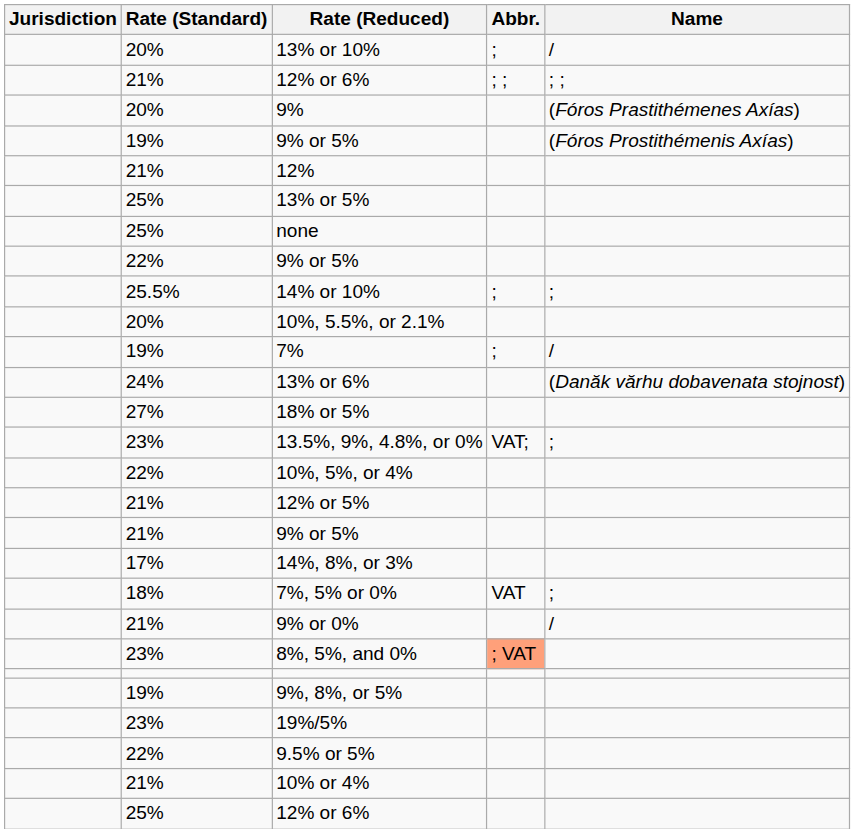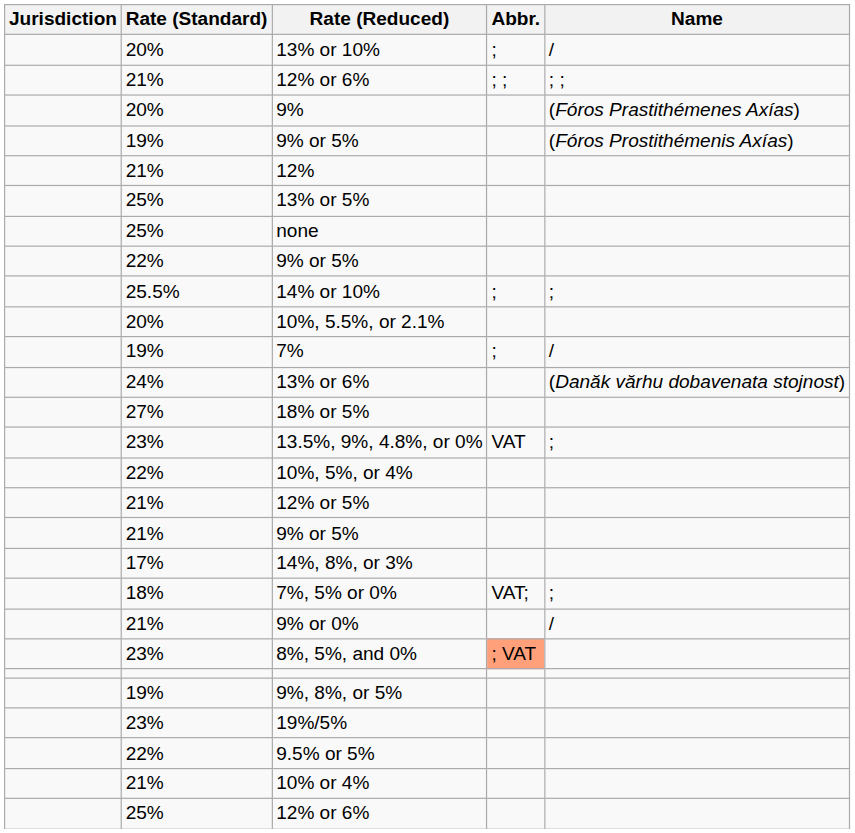(510, 442) VAT; -> (508, 442) VAT
(508, 593) VAT -> (510, 593) VAT;
